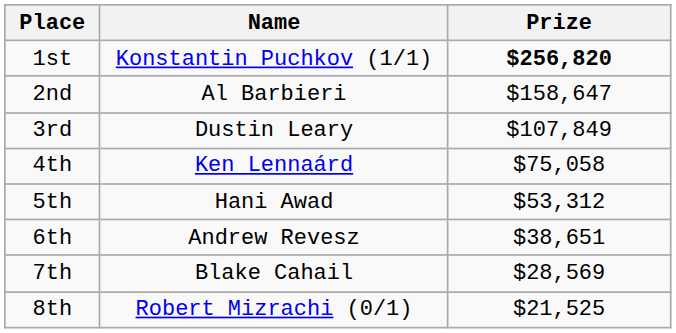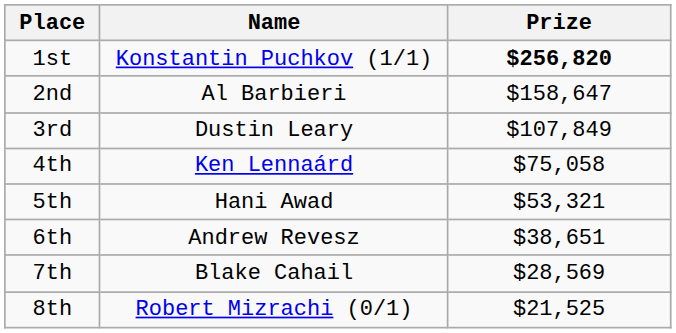(559, 202) $53,312 -> (559, 202) $53,321
